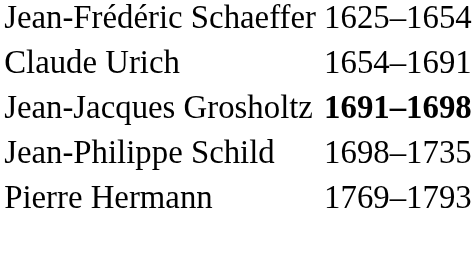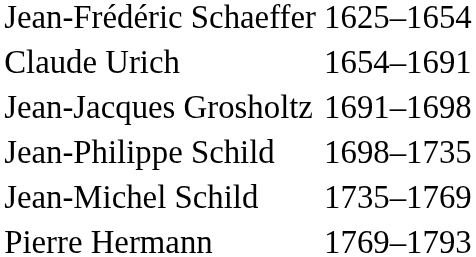(398, 107) bold -> (398, 107) normal
+ row: (131, 197)
